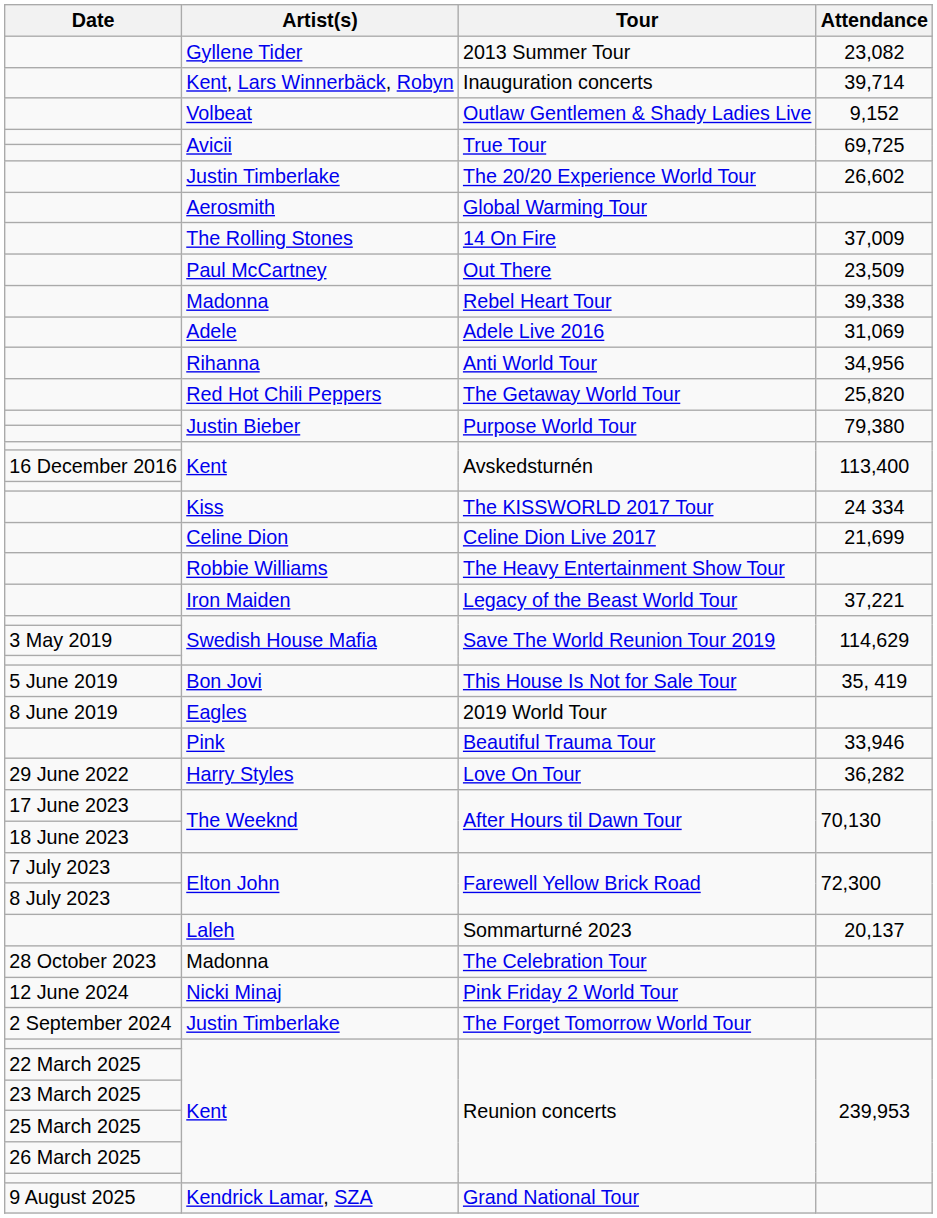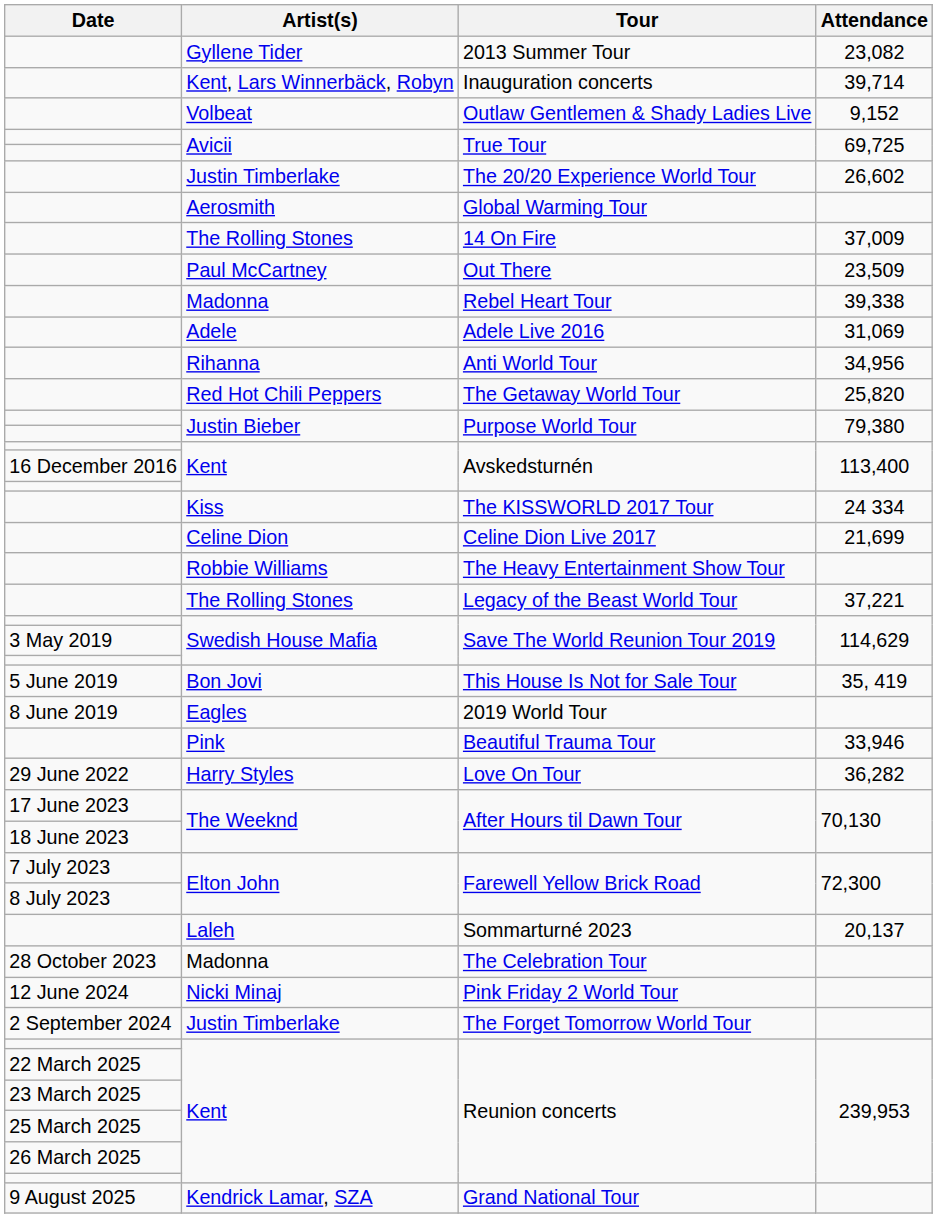(238, 600) Iron Maiden -> (270, 600) The Rolling Stones
